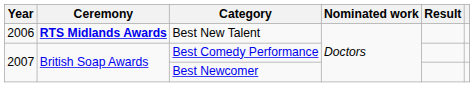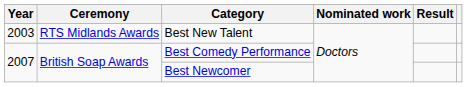(21, 33) 2006 -> (21, 33) 2003
(103, 33) bold -> (99, 33) normal
